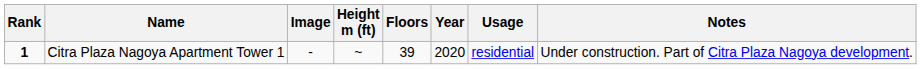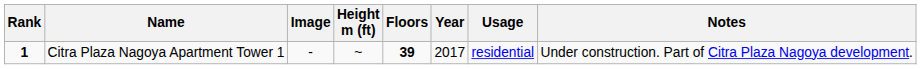(407, 52) normal -> (407, 52) bold
(450, 52) 2020 -> (450, 52) 2017
